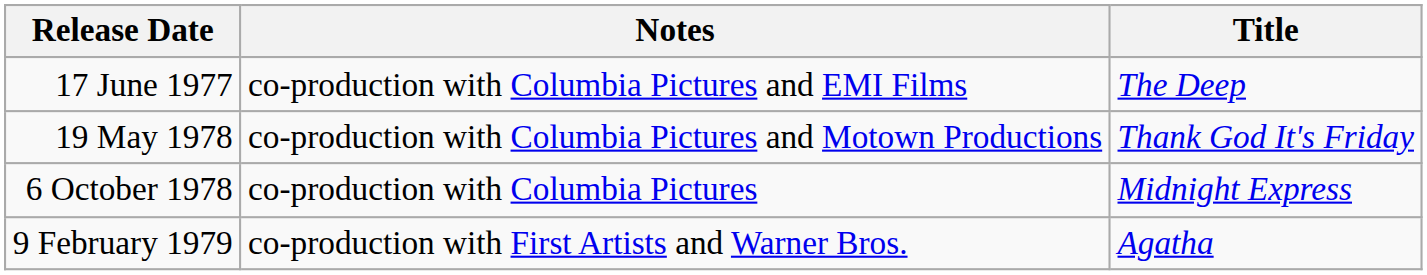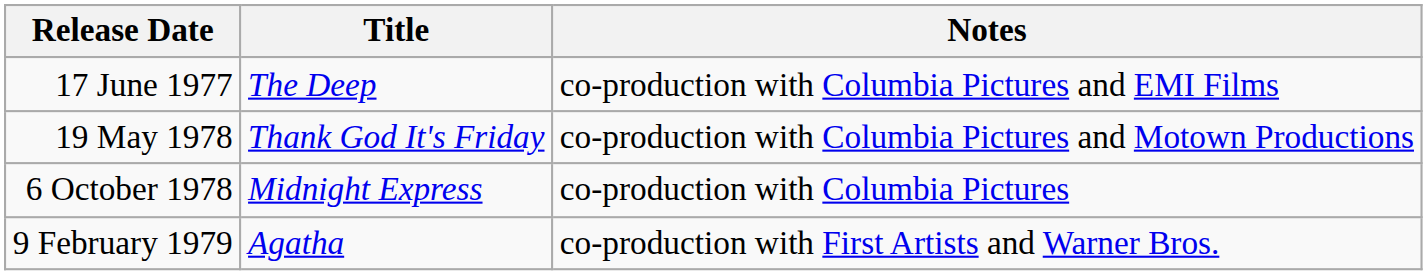columns swapped: (1266, 30) <-> (675, 30)
